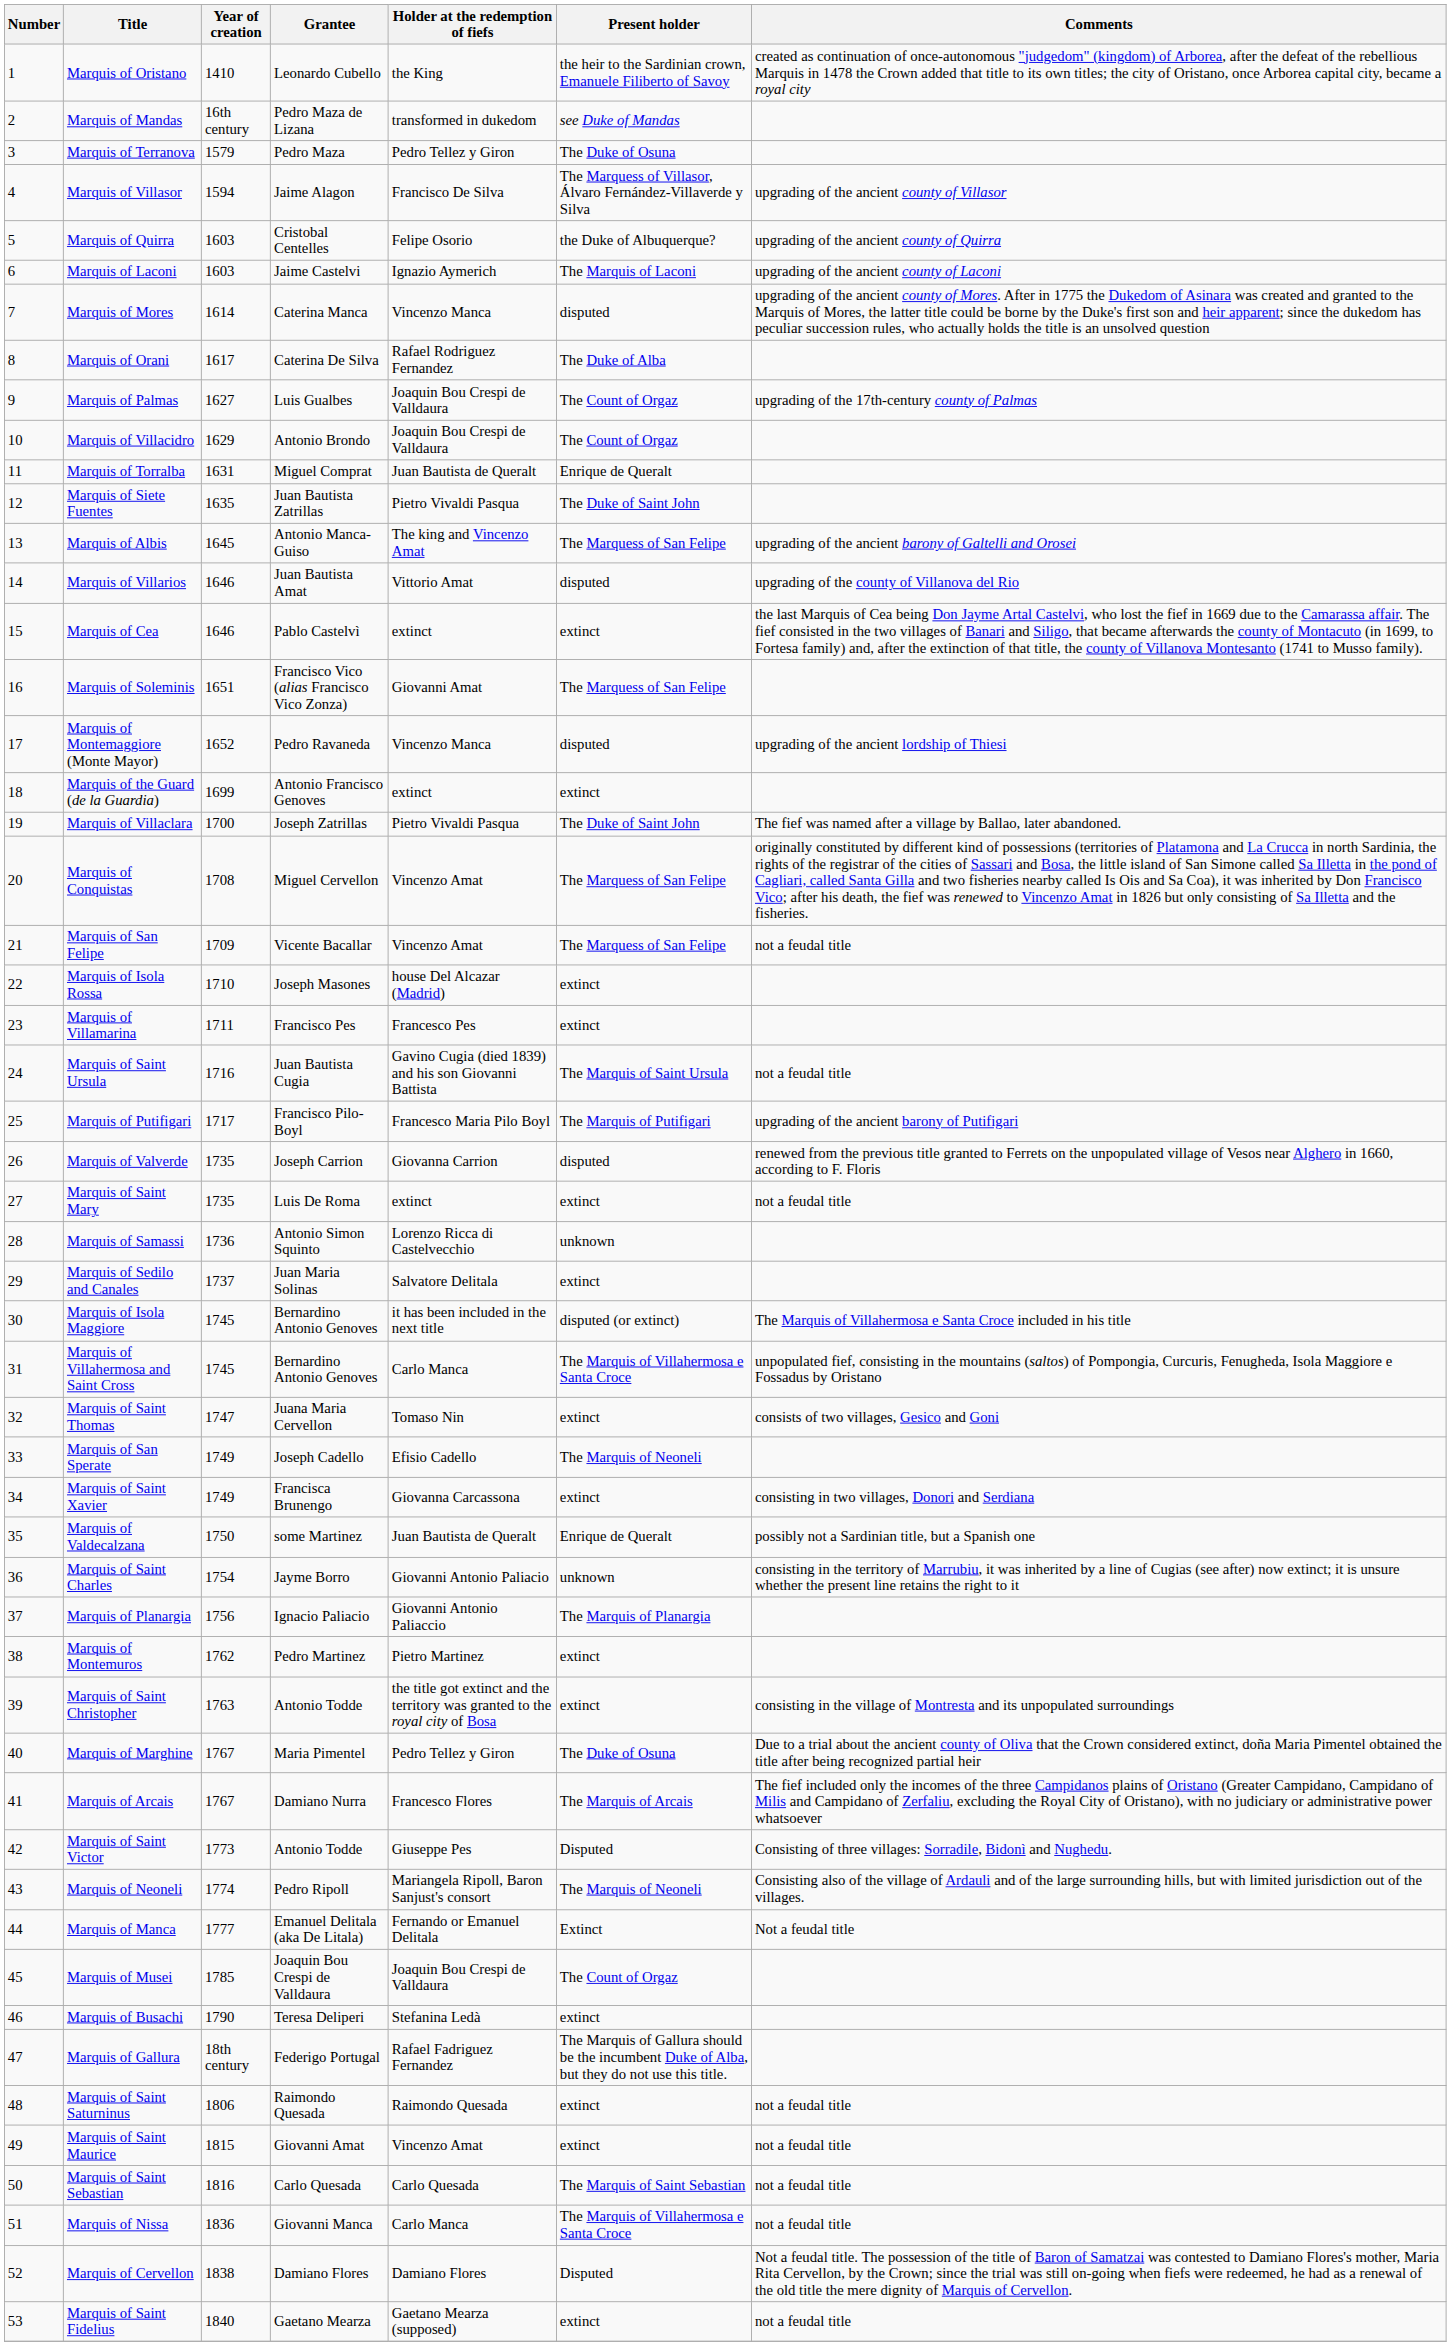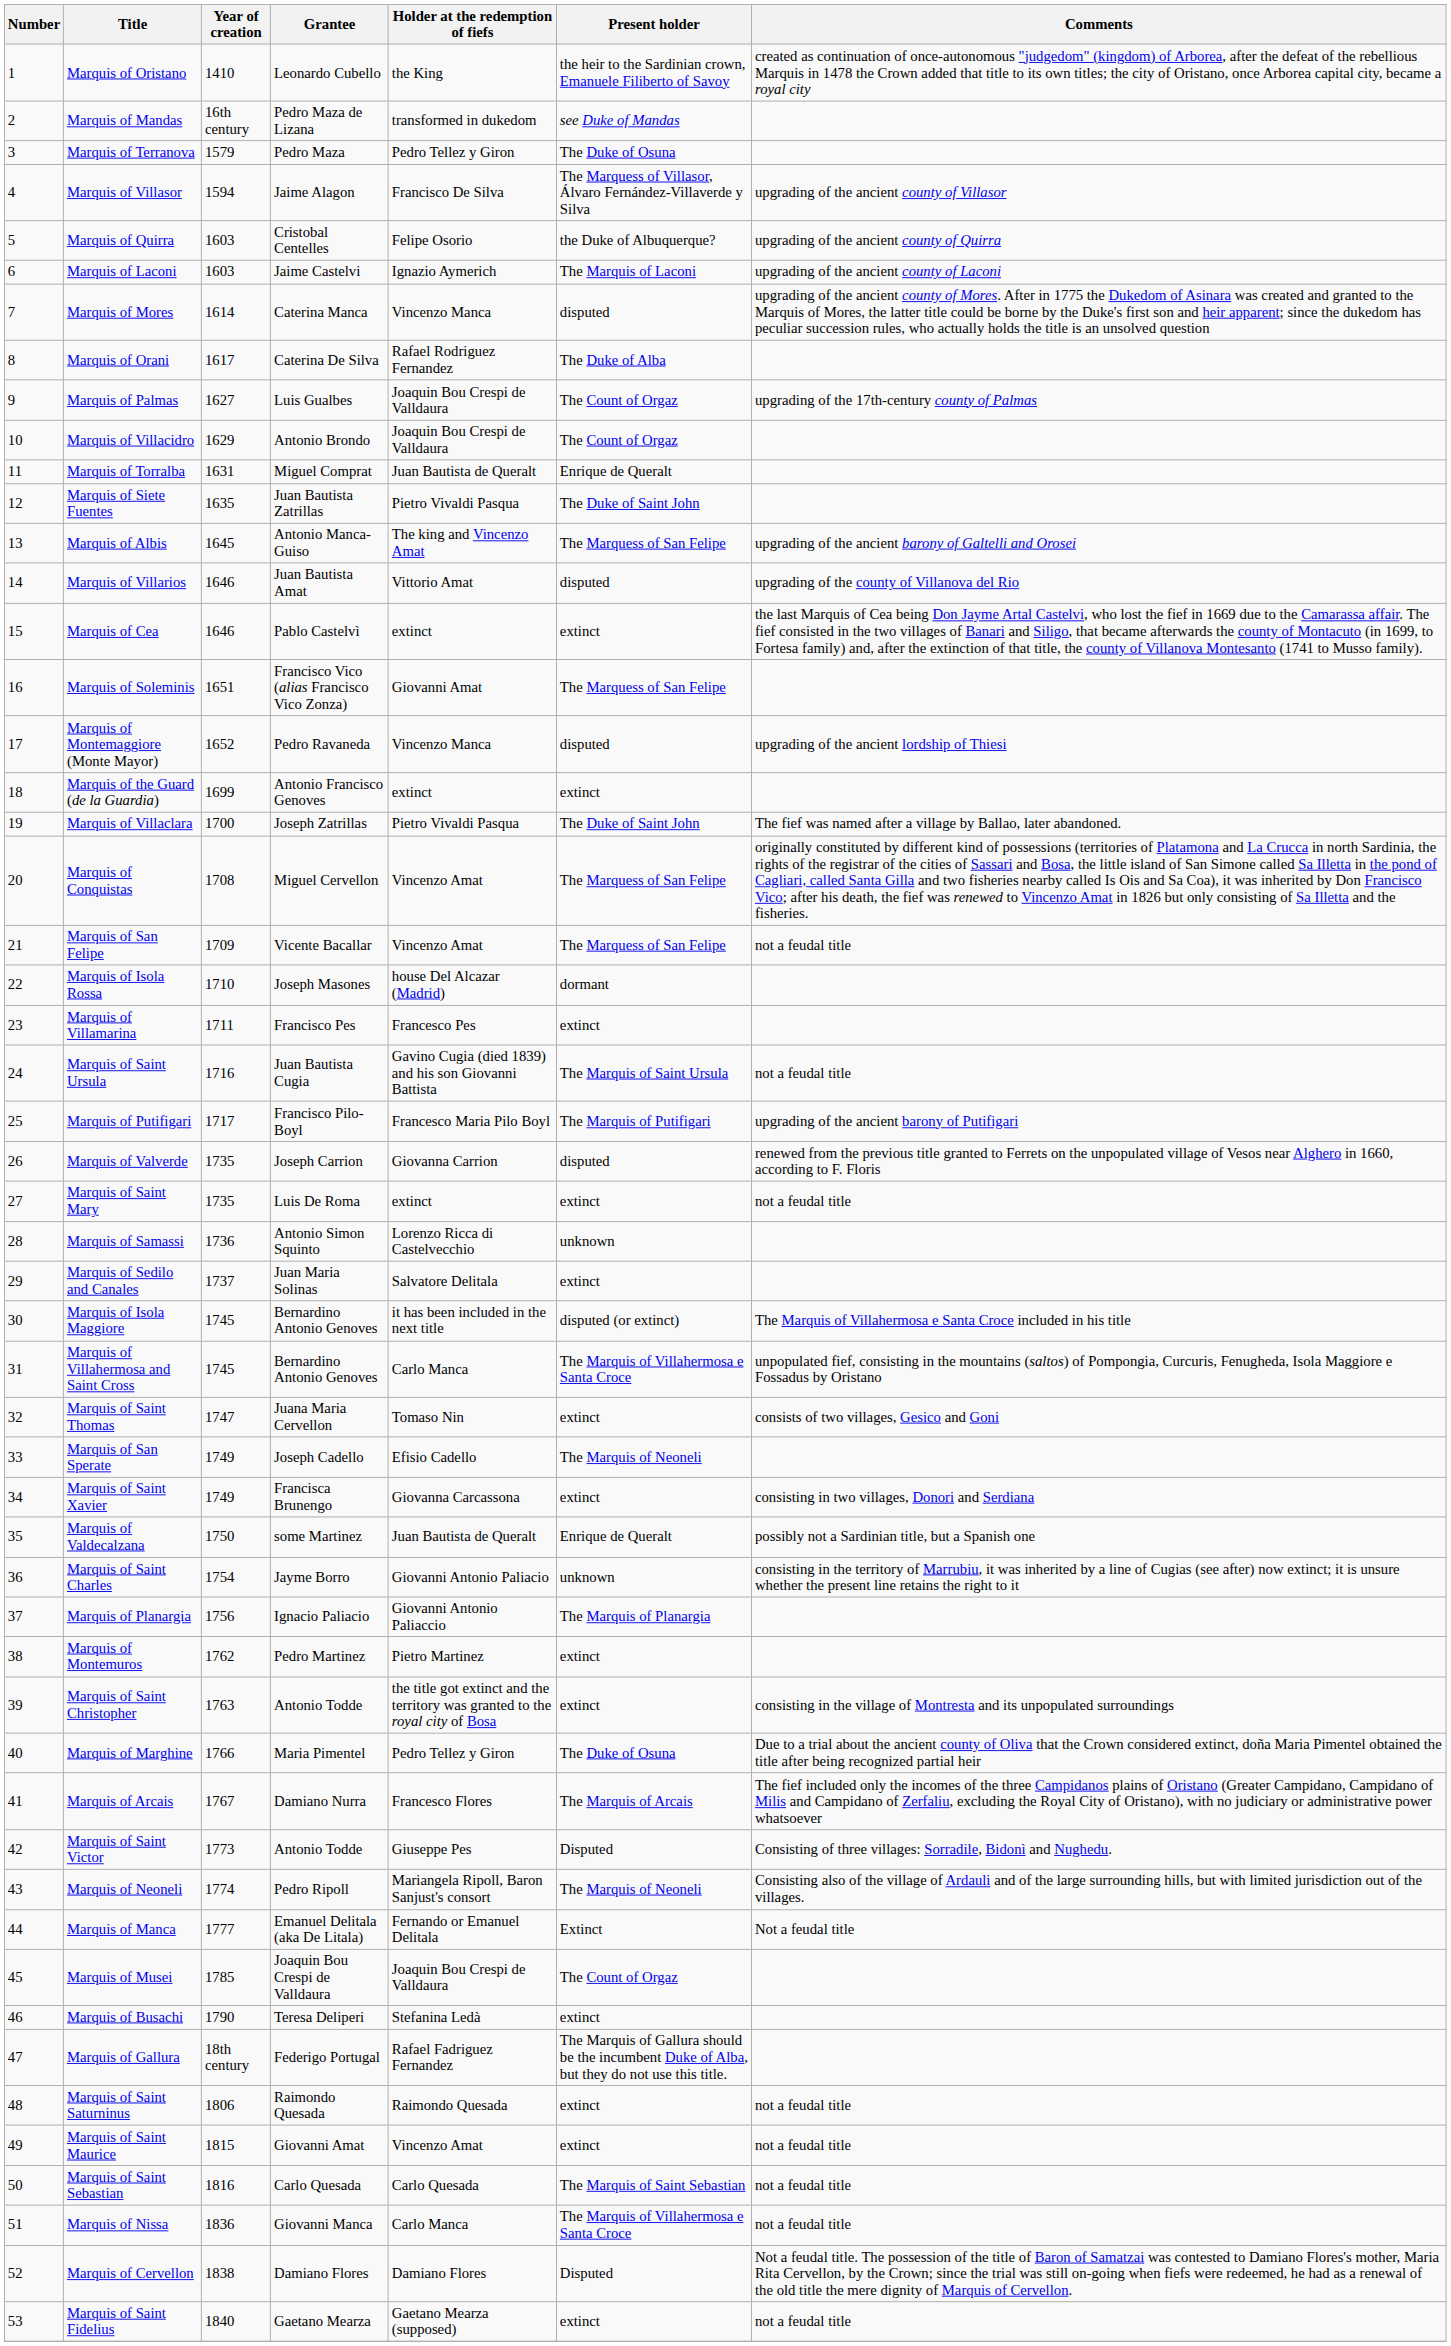(580, 985) extinct -> (584, 985) dormant
(220, 1753) 1767 -> (220, 1753) 1766
